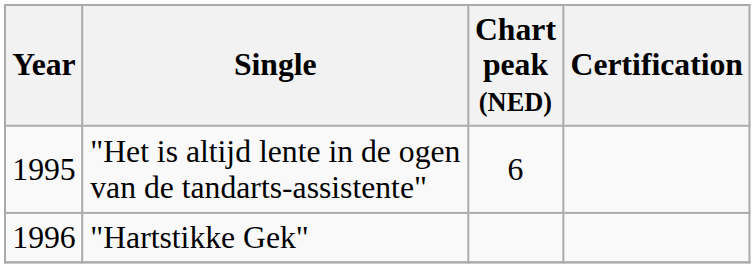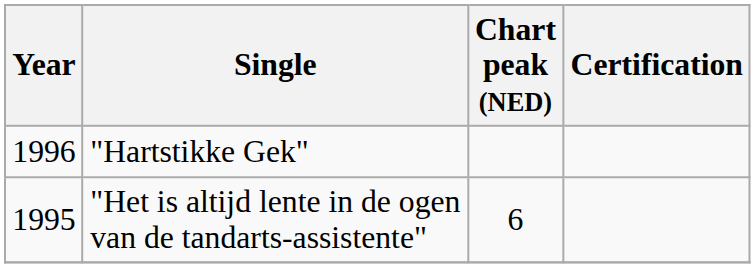rows swapped: (275, 168) <-> (200, 237)
